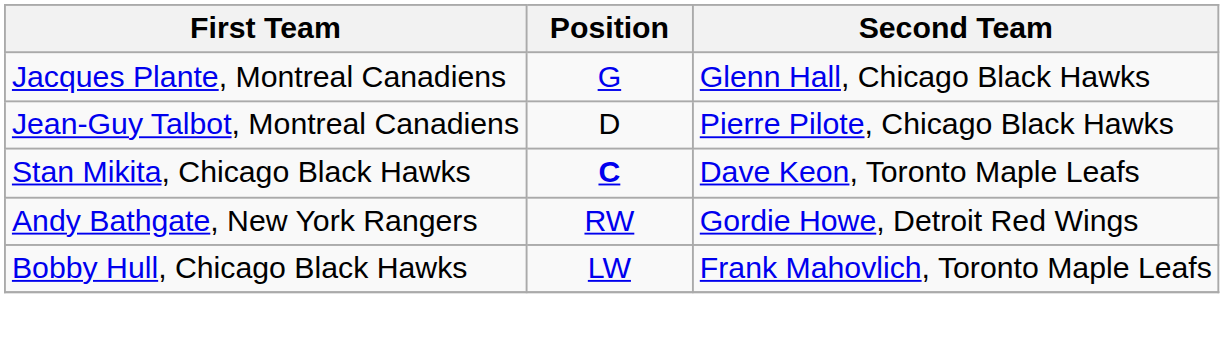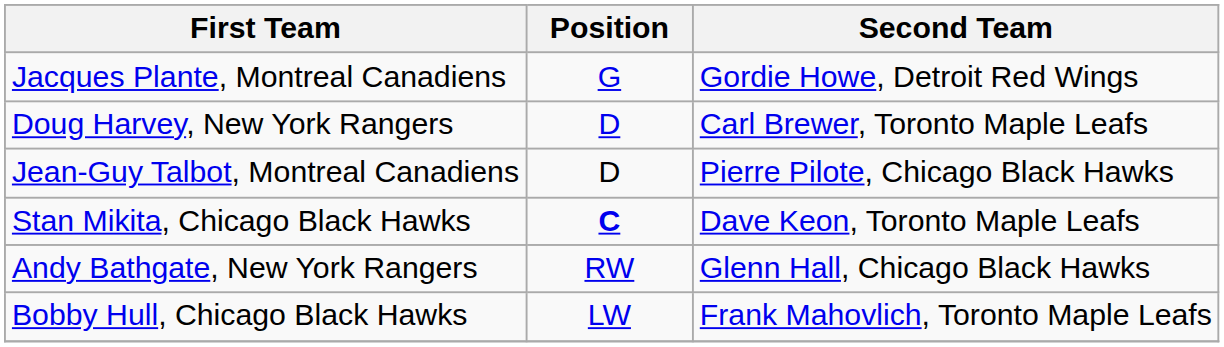(925, 76) Glenn Hall, Chicago Black Hawks -> (919, 76) Gordie Howe, Detroit Red Wings
+ row: (233, 124)
(919, 220) Gordie Howe, Detroit Red Wings -> (925, 268) Glenn Hall, Chicago Black Hawks
